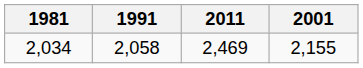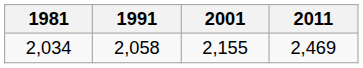columns swapped: (313, 18) <-> (225, 18)
